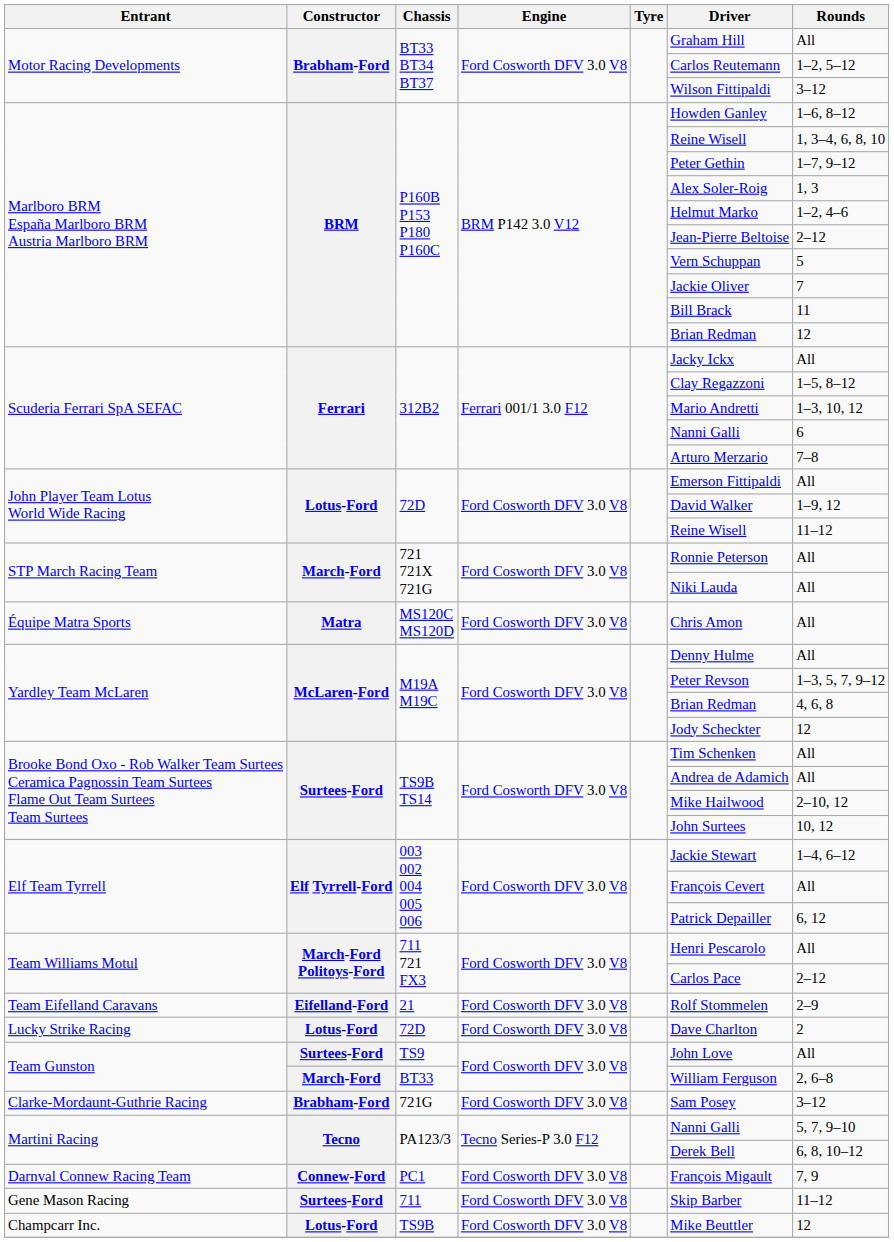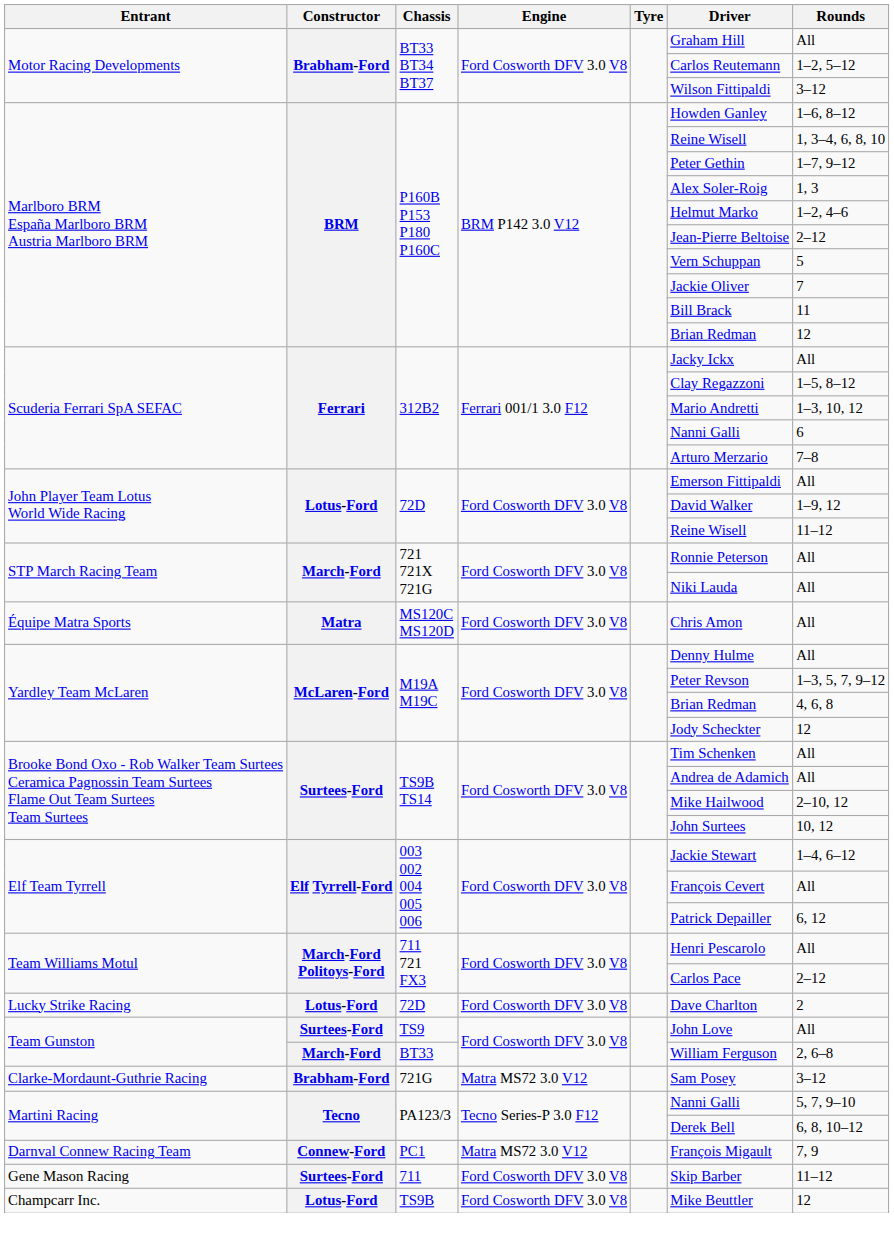- row: (83, 1004)
(544, 1102) Ford Cosworth DFV 3.0 V8 -> (524, 1078) Matra MS72 3.0 V12
(544, 1176) Ford Cosworth DFV 3.0 V8 -> (524, 1151) Matra MS72 3.0 V12
